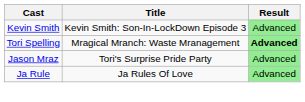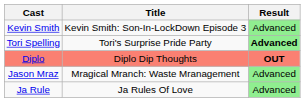(155, 43) Mragical Mranch: Waste Mranagement -> (155, 43) Tori's Surprise Pride Party
+ row: (33, 59)
(155, 59) Tori's Surprise Pride Party -> (155, 74) Mragical Mranch: Waste Mranagement
